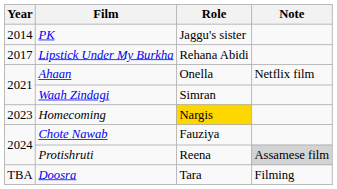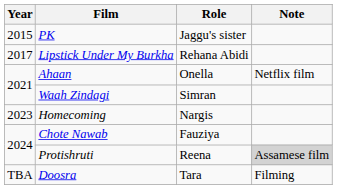(20, 34) 2014 -> (20, 34) 2015
(196, 114) gold background -> (196, 114) no background
